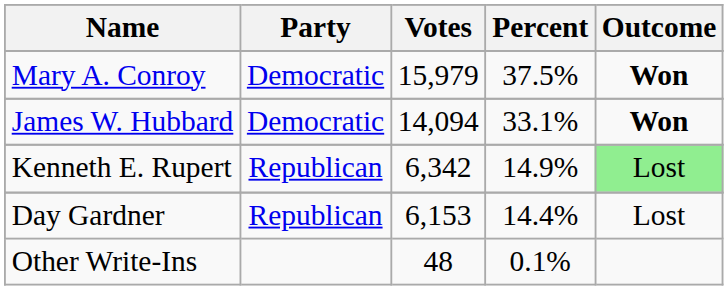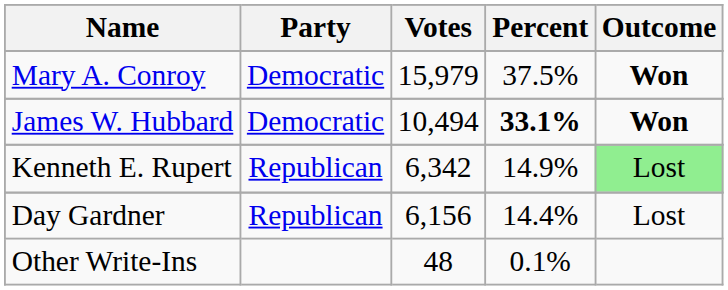(438, 121) 14,094 -> (438, 121) 10,494
(540, 121) normal -> (540, 121) bold
(438, 214) 6,153 -> (438, 214) 6,156
